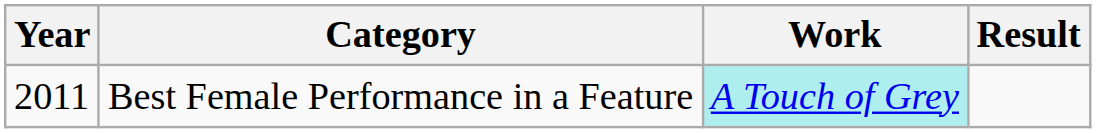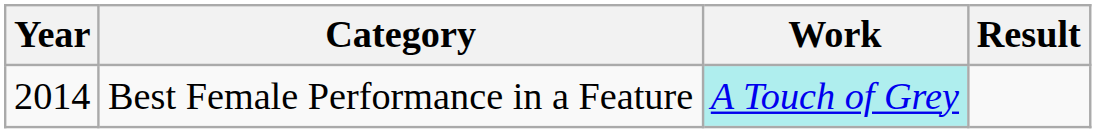(52, 95) 2011 -> (52, 95) 2014
